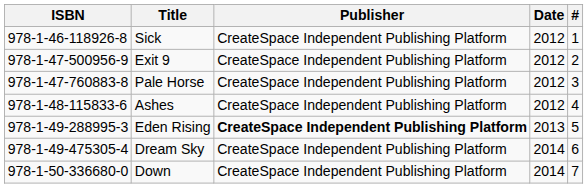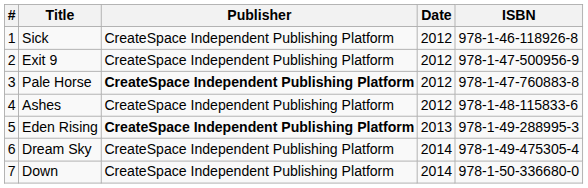columns swapped: (575, 15) <-> (68, 15)
(362, 82) normal -> (259, 82) bold
